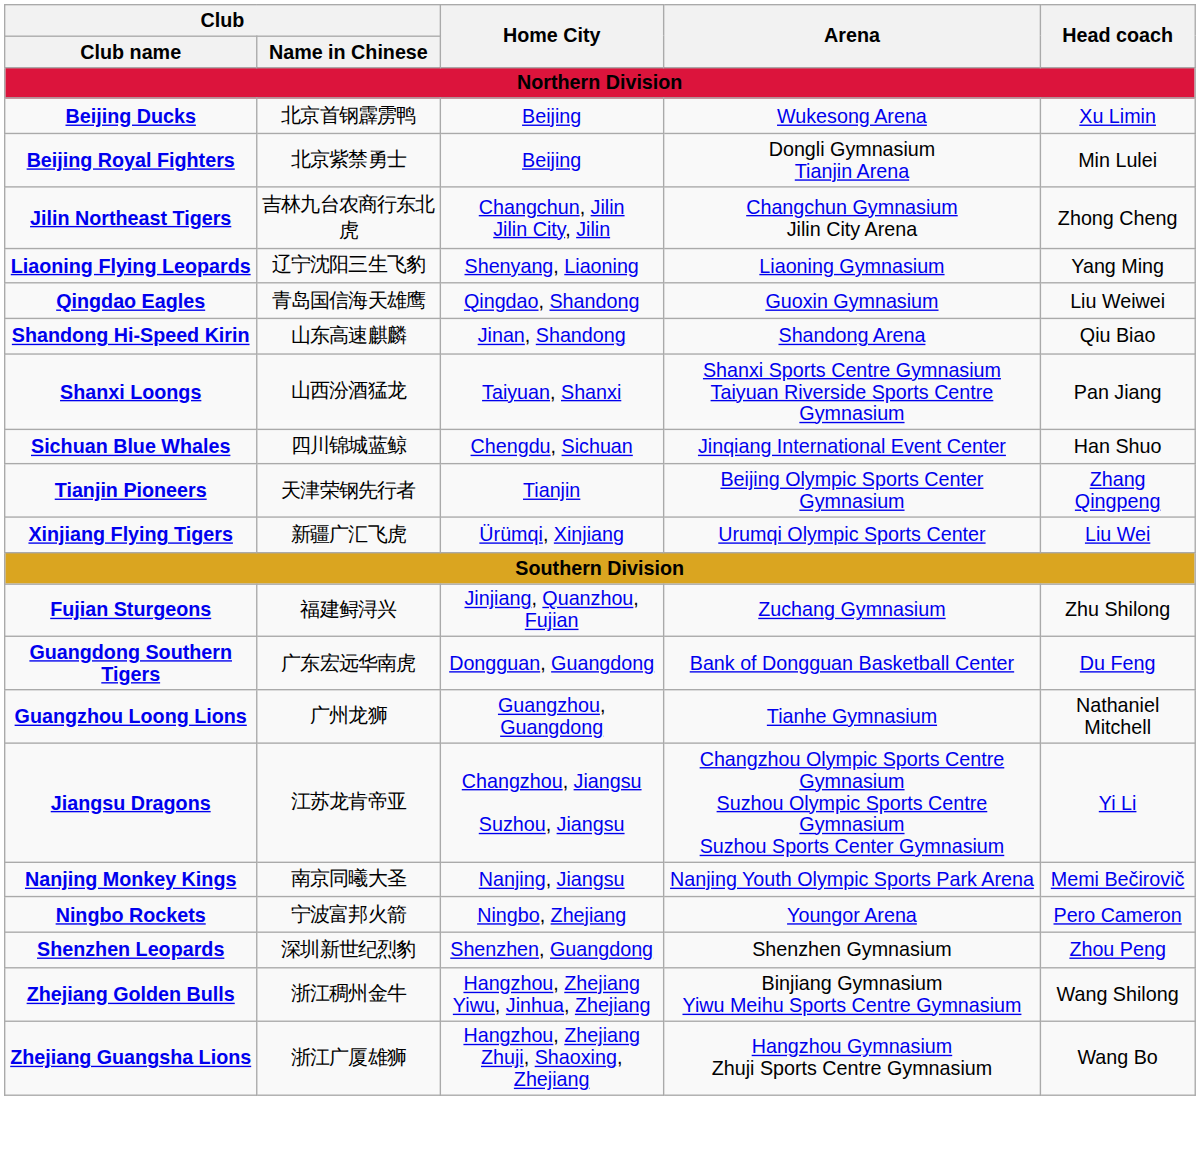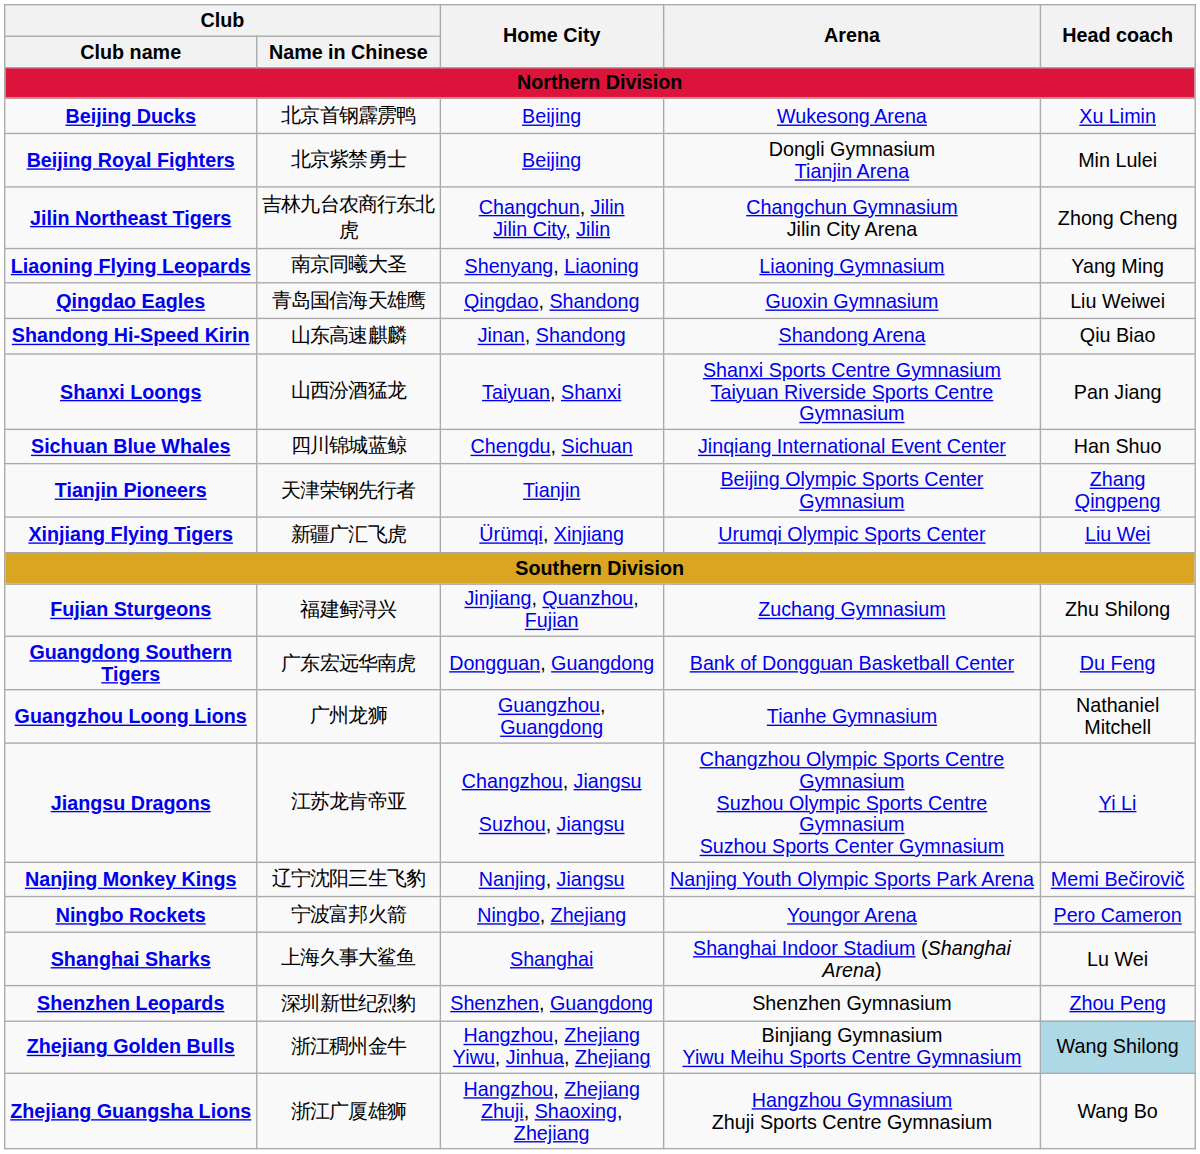(348, 265) 辽宁沈阳三生飞豹 -> (348, 265) 南京同曦大圣
(348, 879) 南京同曦大圣 -> (348, 879) 辽宁沈阳三生飞豹
+ row: (131, 959)
(1118, 994) no background -> (1118, 1047) lightblue background
